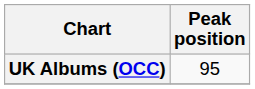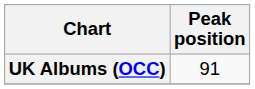(210, 68) 95 -> (210, 68) 91
